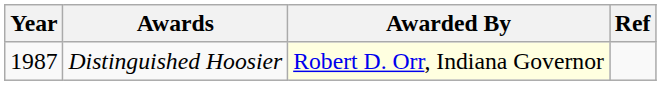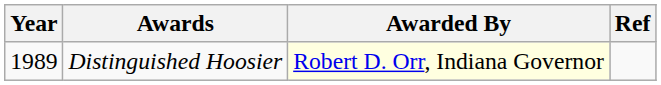(34, 60) 1987 -> (34, 60) 1989
